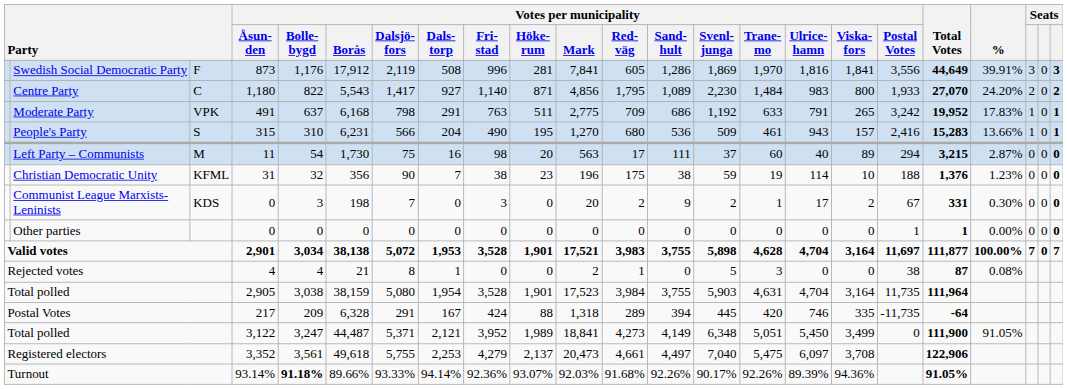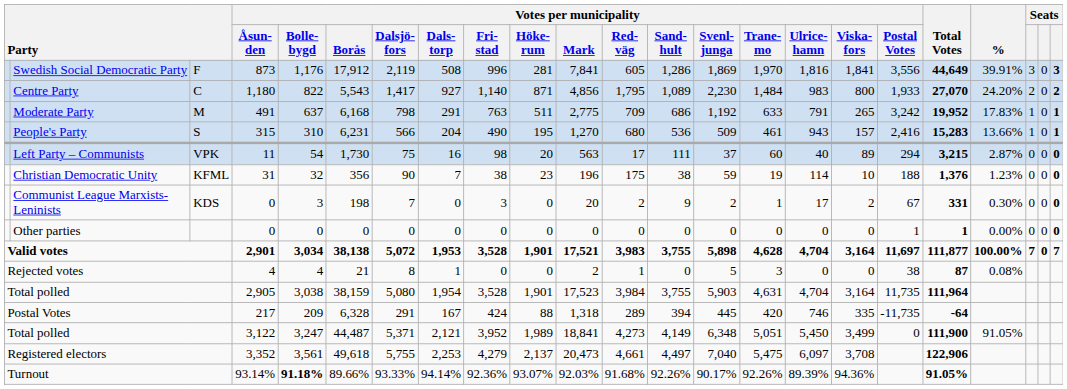(206, 111) VPK -> (199, 111) M
(199, 154) M -> (206, 154) VPK
